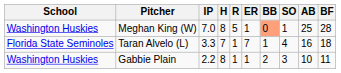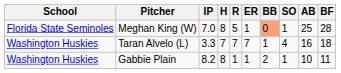(52, 28) Washington Huskies -> (60, 28) Florida State Seminoles
(60, 44) Florida State Seminoles -> (52, 44) Washington Huskies
(235, 44) 1 -> (235, 44) 7
(208, 60) 2.2 -> (208, 60) 8.2
(285, 60) 3 -> (285, 60) 1
